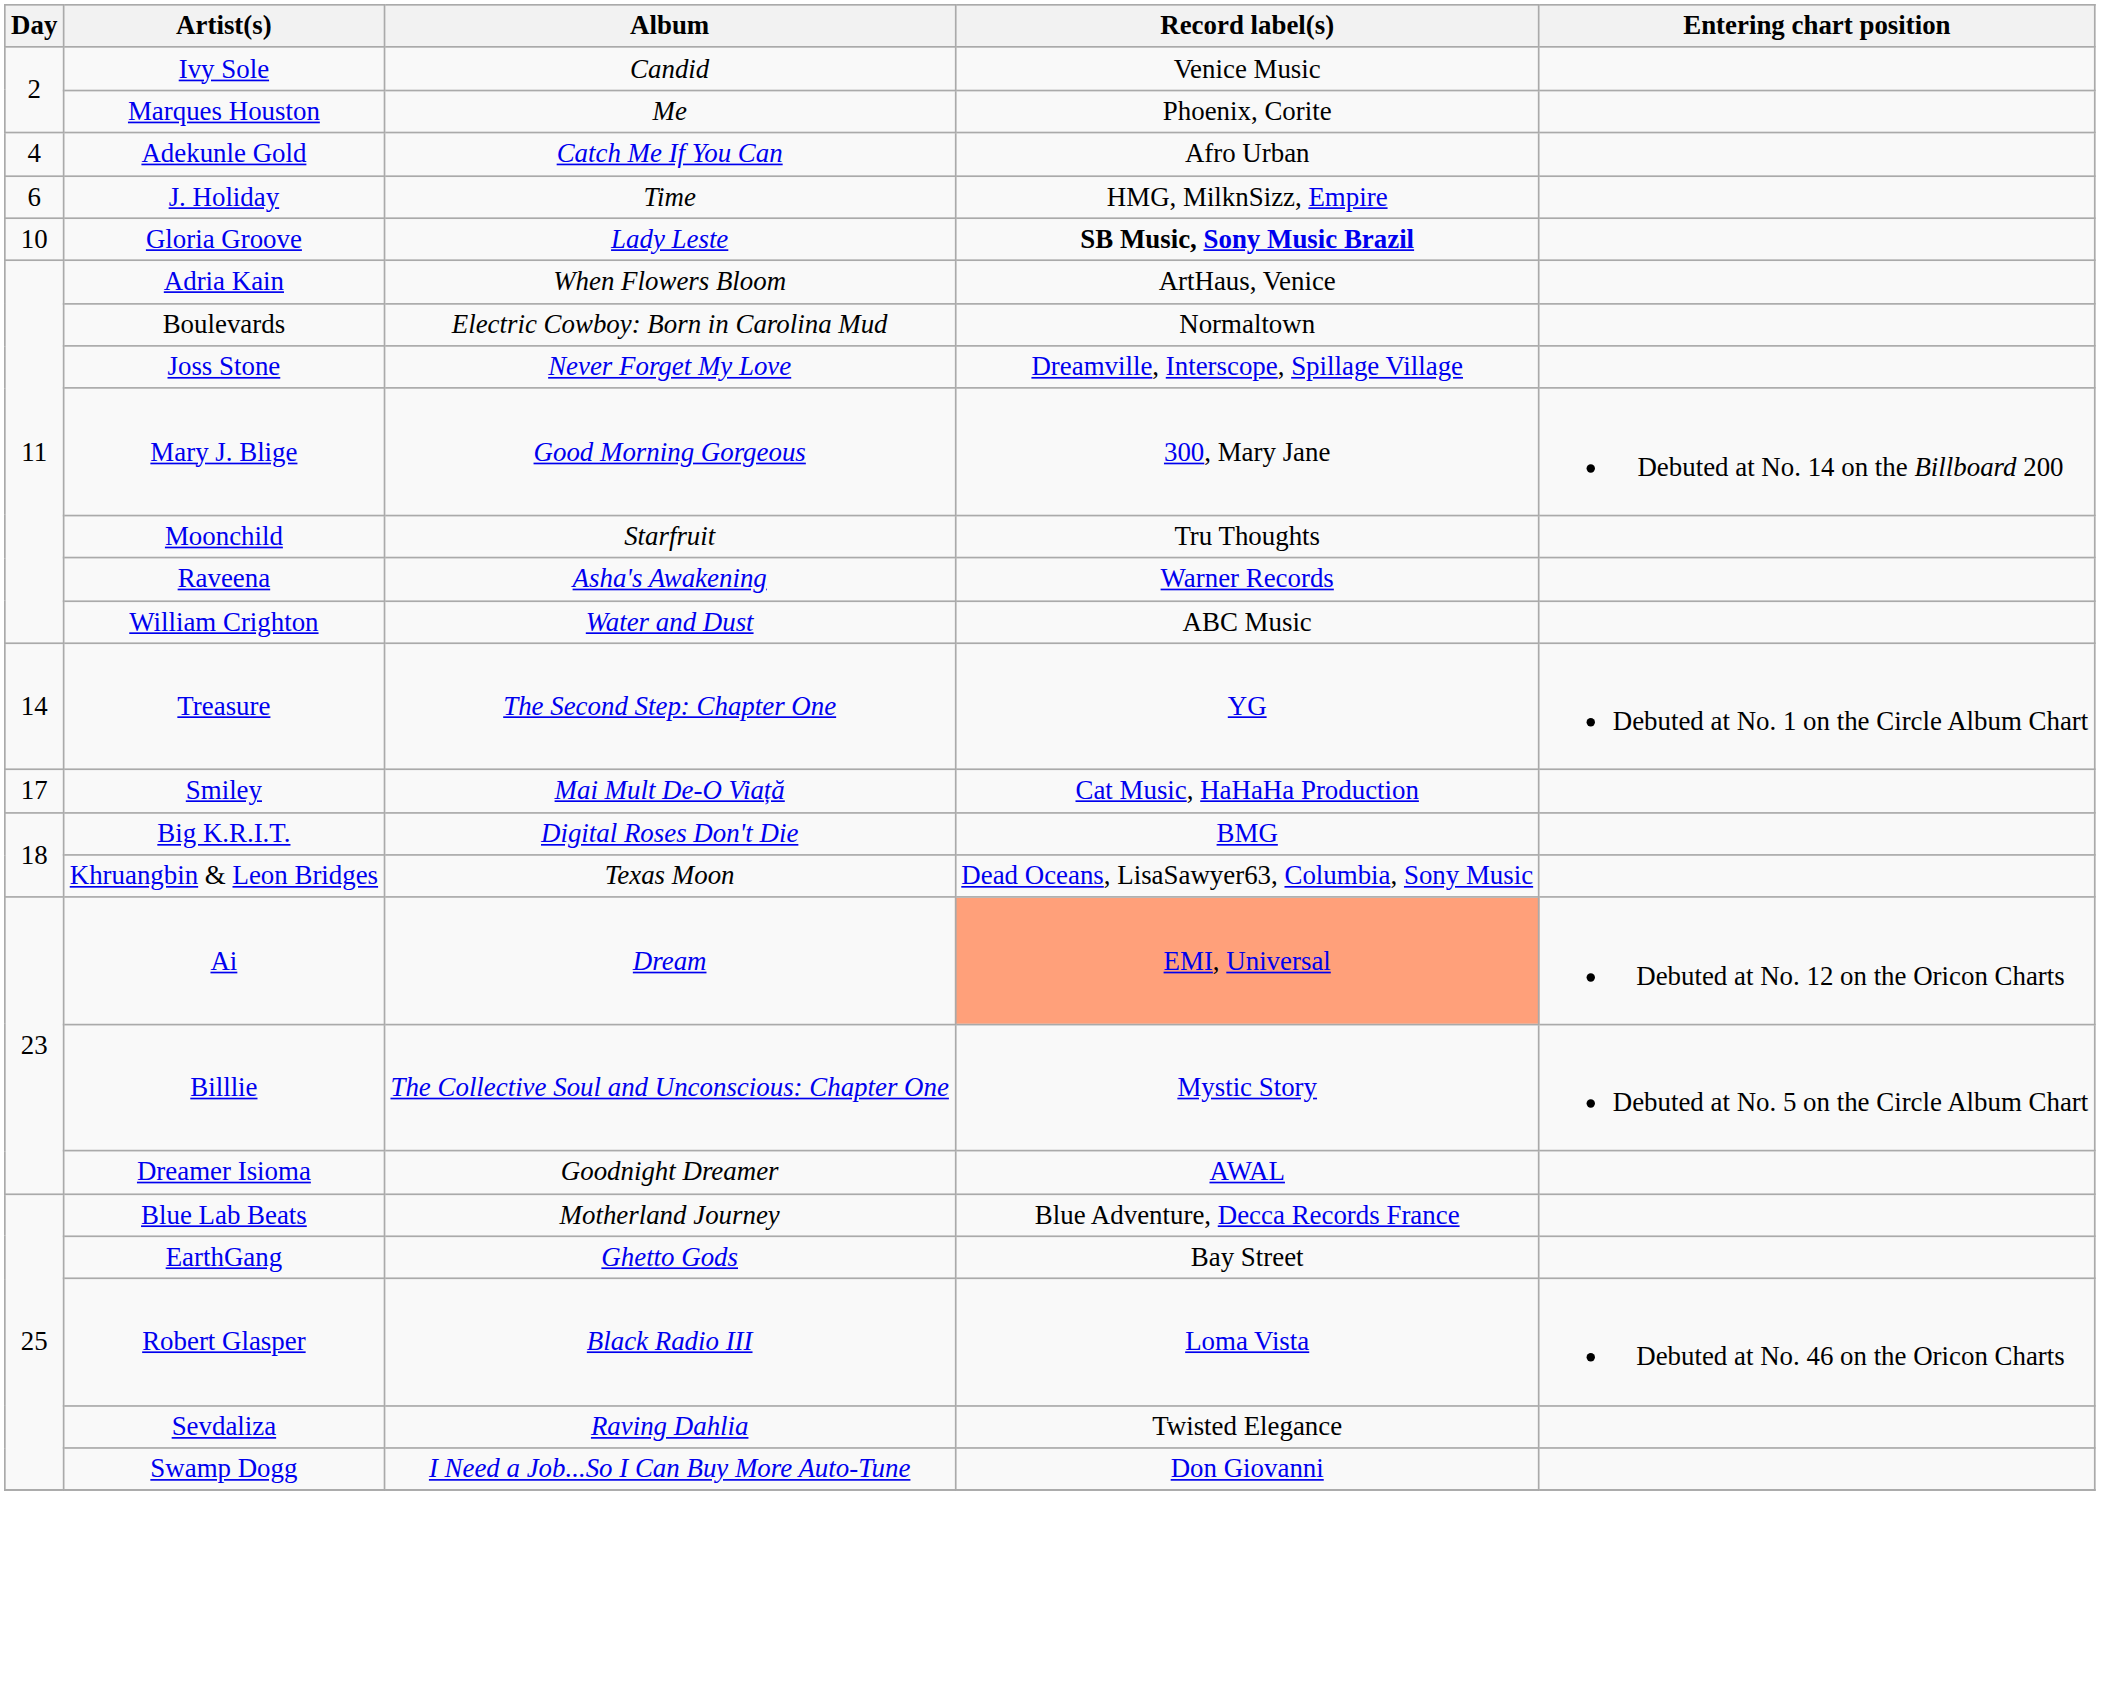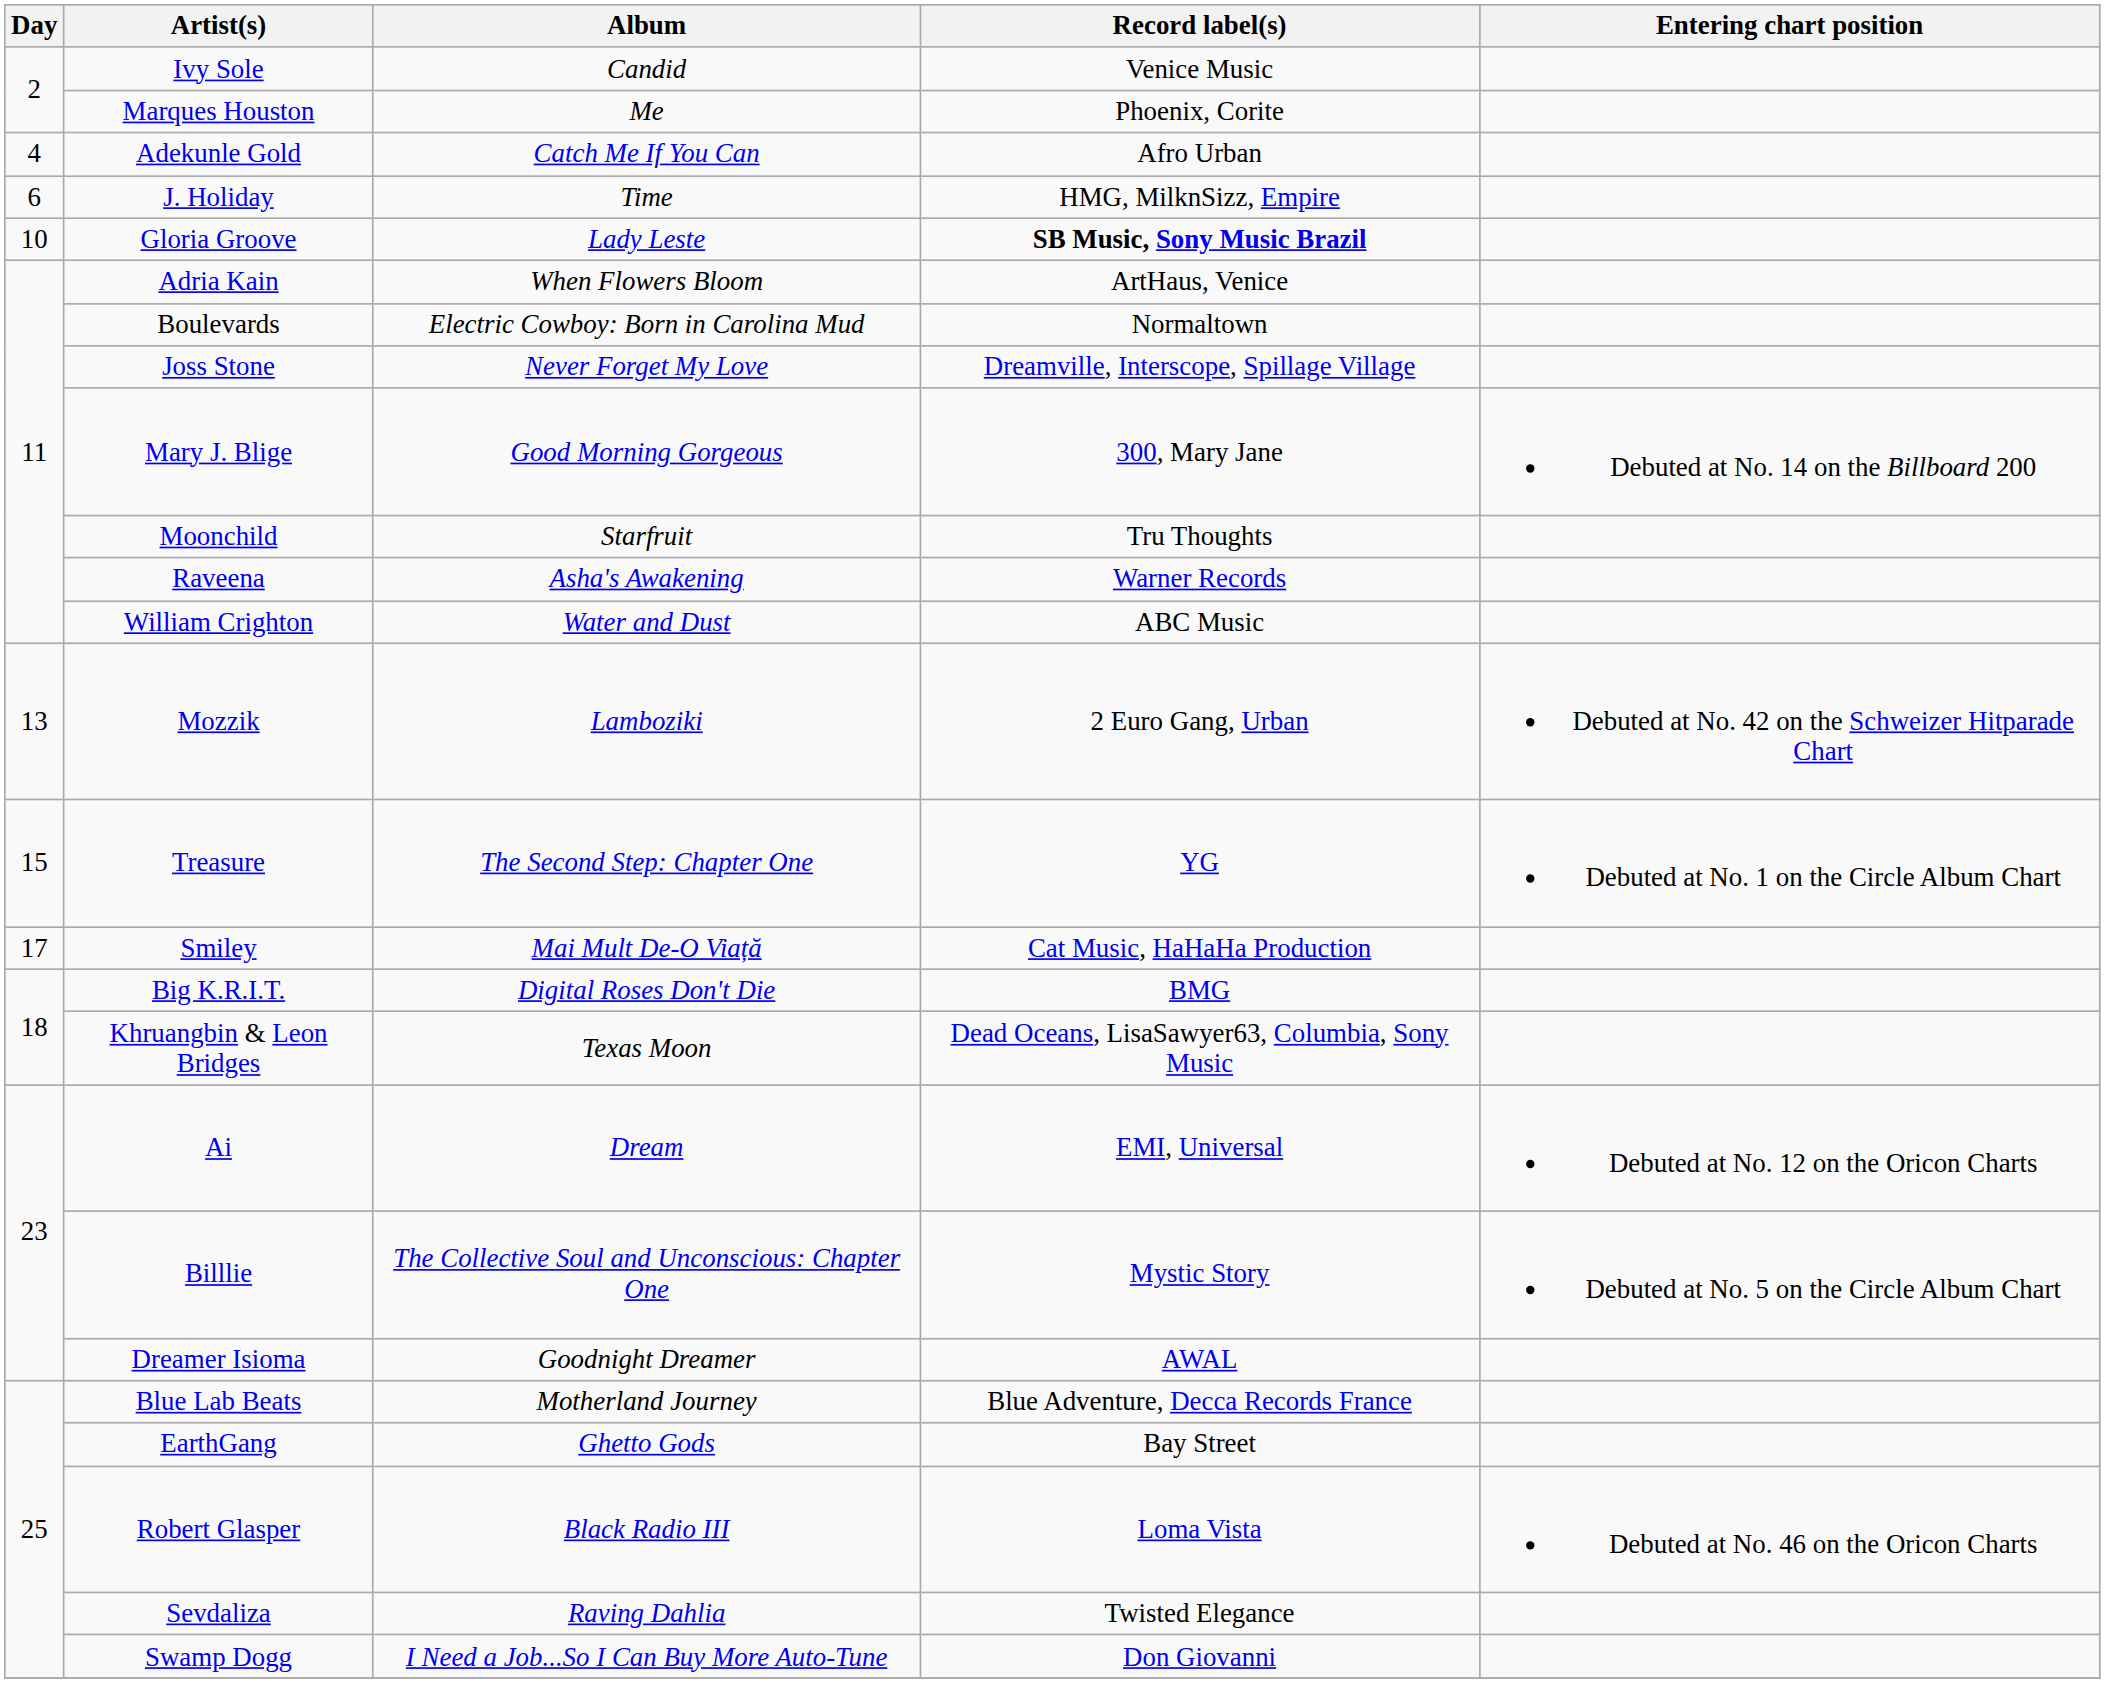+ row: (219, 721)
(34, 706) 14 -> (34, 862) 15
(1247, 960) lightsalmon background -> (1200, 1147) no background
